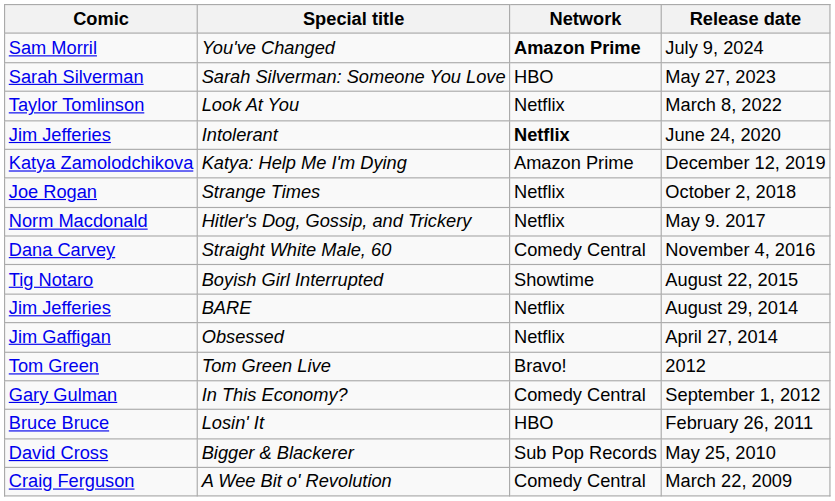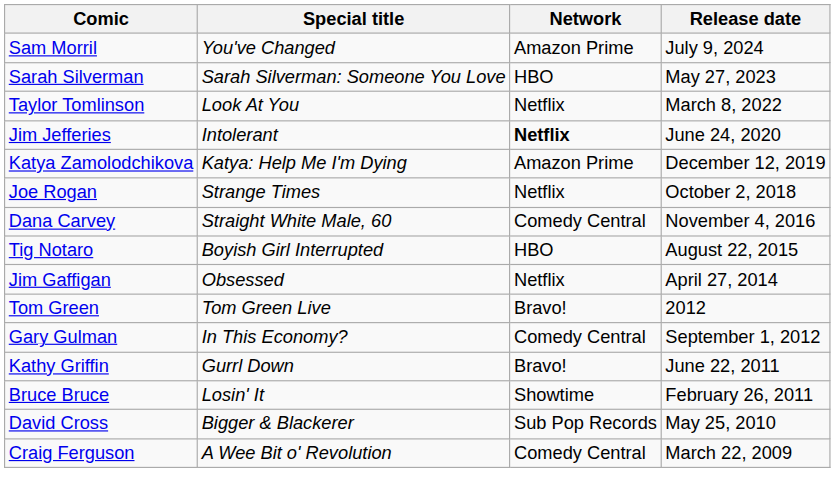(577, 47) bold -> (574, 47) normal
- row: (337, 221)
(554, 279) Showtime -> (534, 250) HBO
- row: (227, 308)
+ row: (248, 366)
(534, 423) HBO -> (554, 395) Showtime
